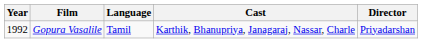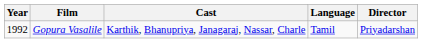columns swapped: (129, 12) <-> (256, 12)
